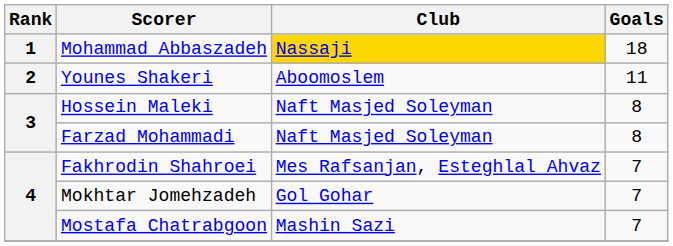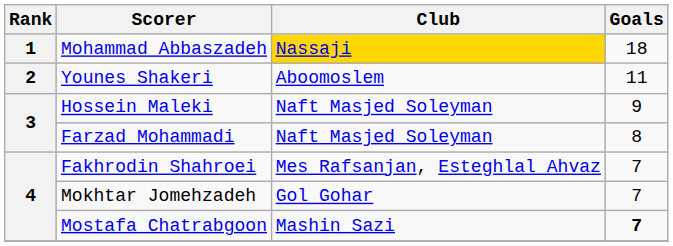(637, 108) 8 -> (637, 108) 9
(637, 226) normal -> (637, 226) bold
